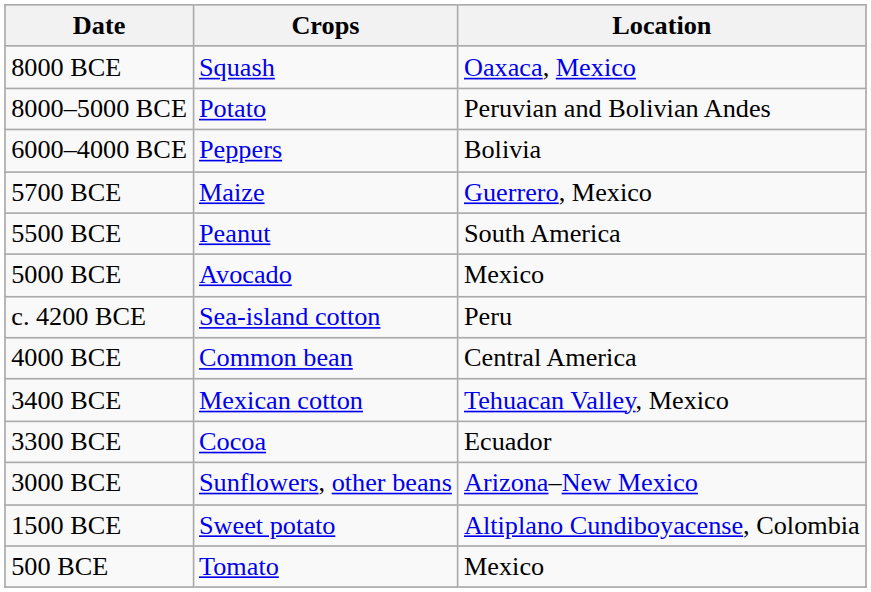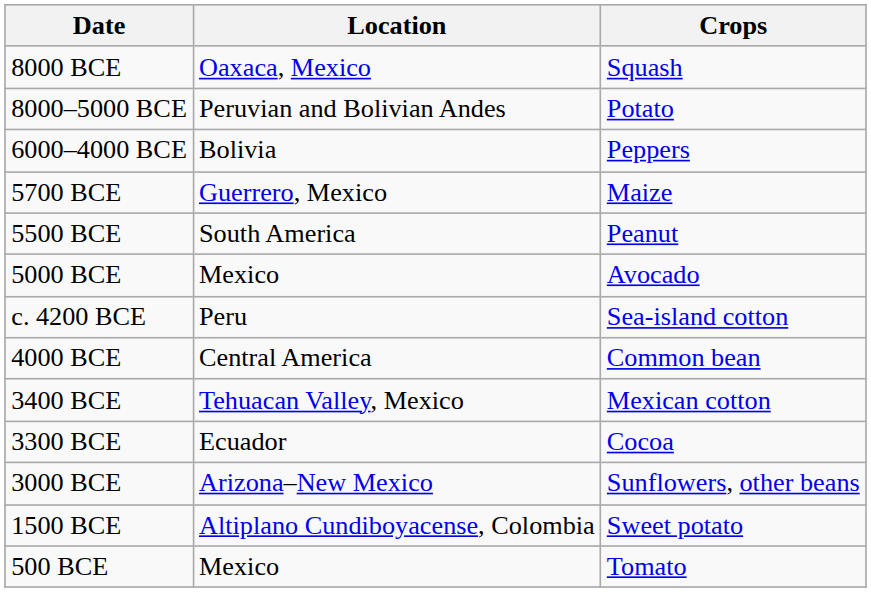columns swapped: (325, 25) <-> (662, 25)
